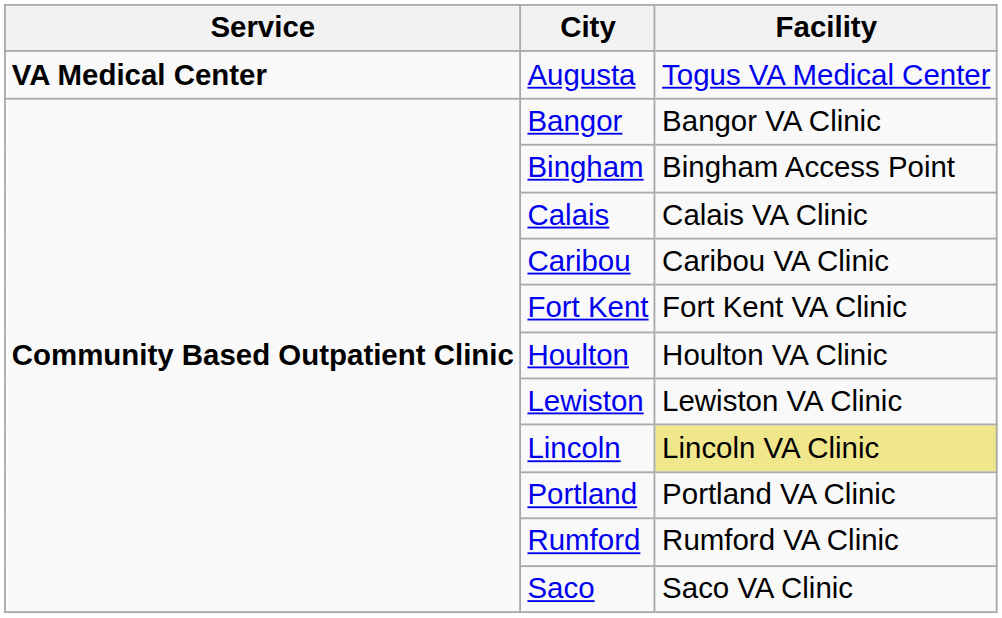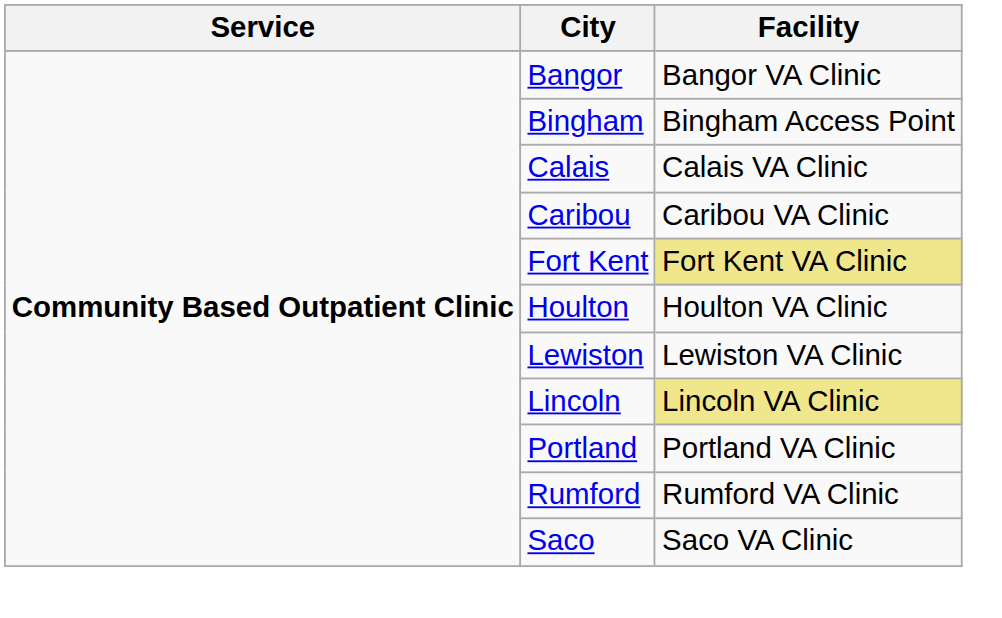- row: (581, 74)
(785, 307) no background -> (785, 261) khaki background
